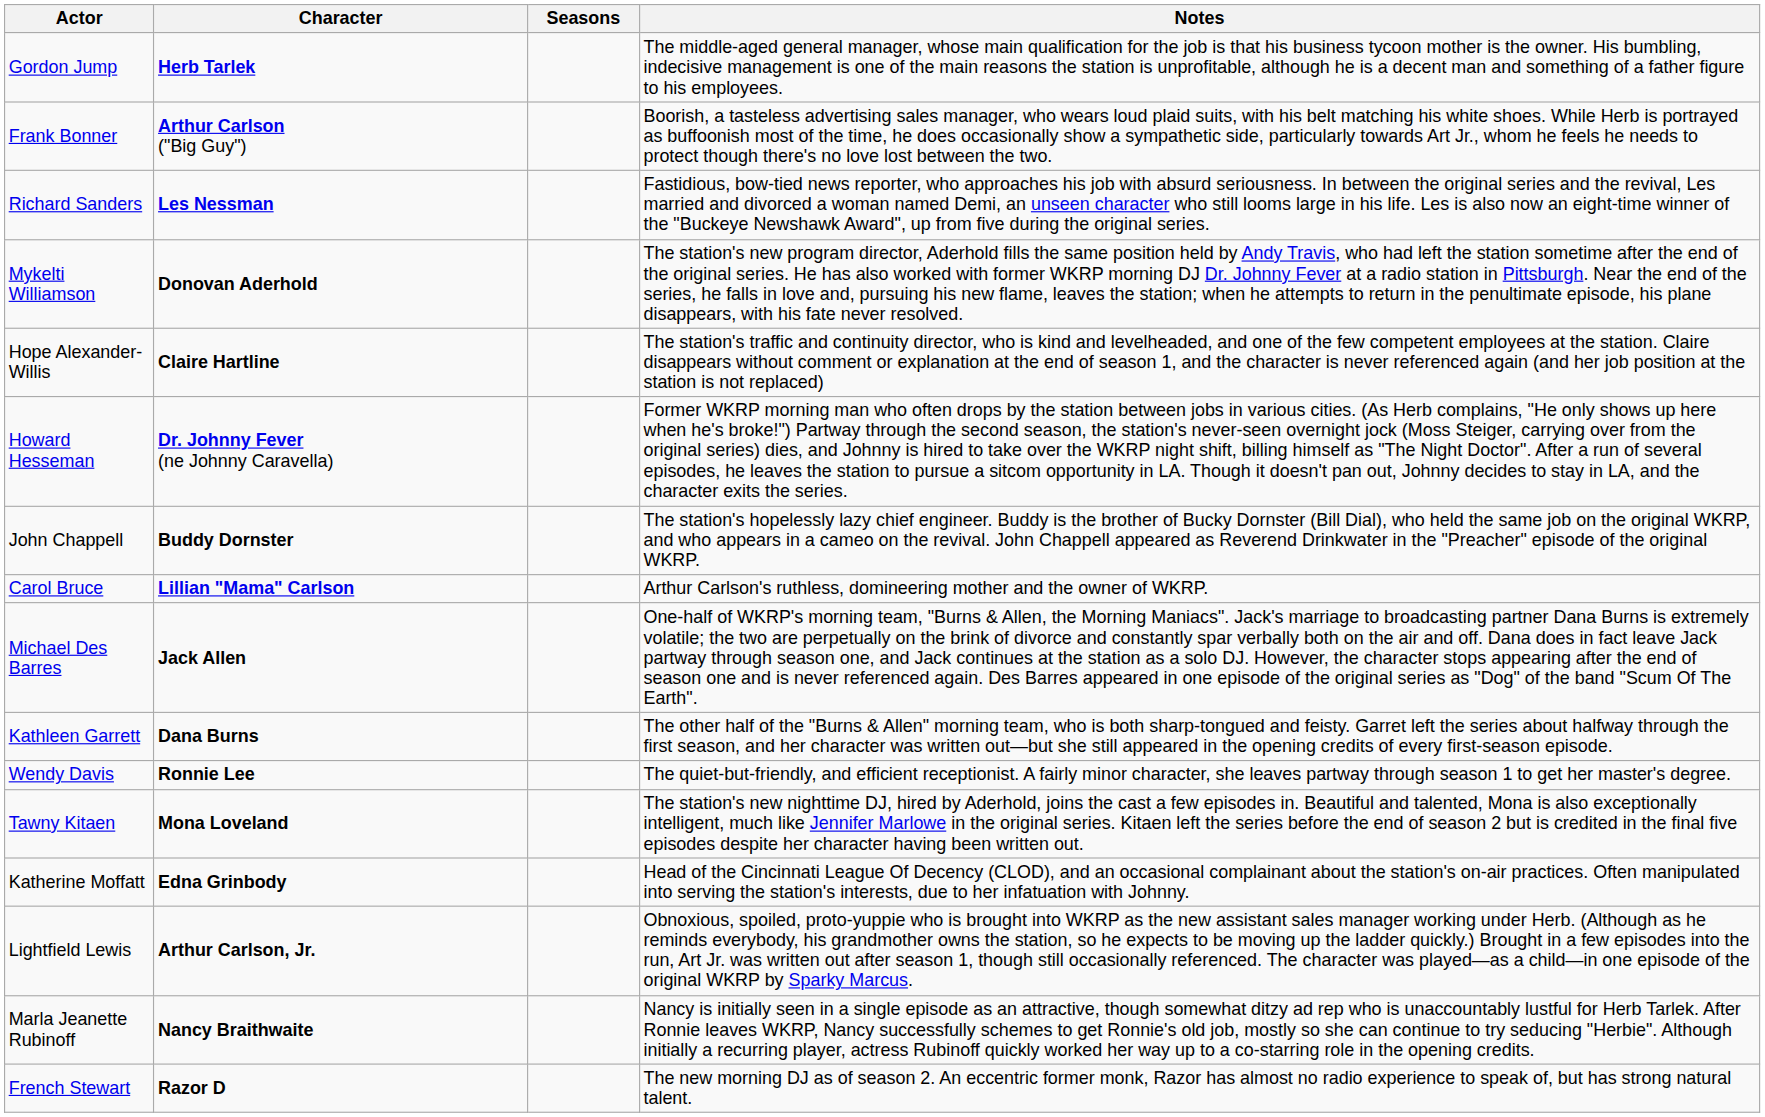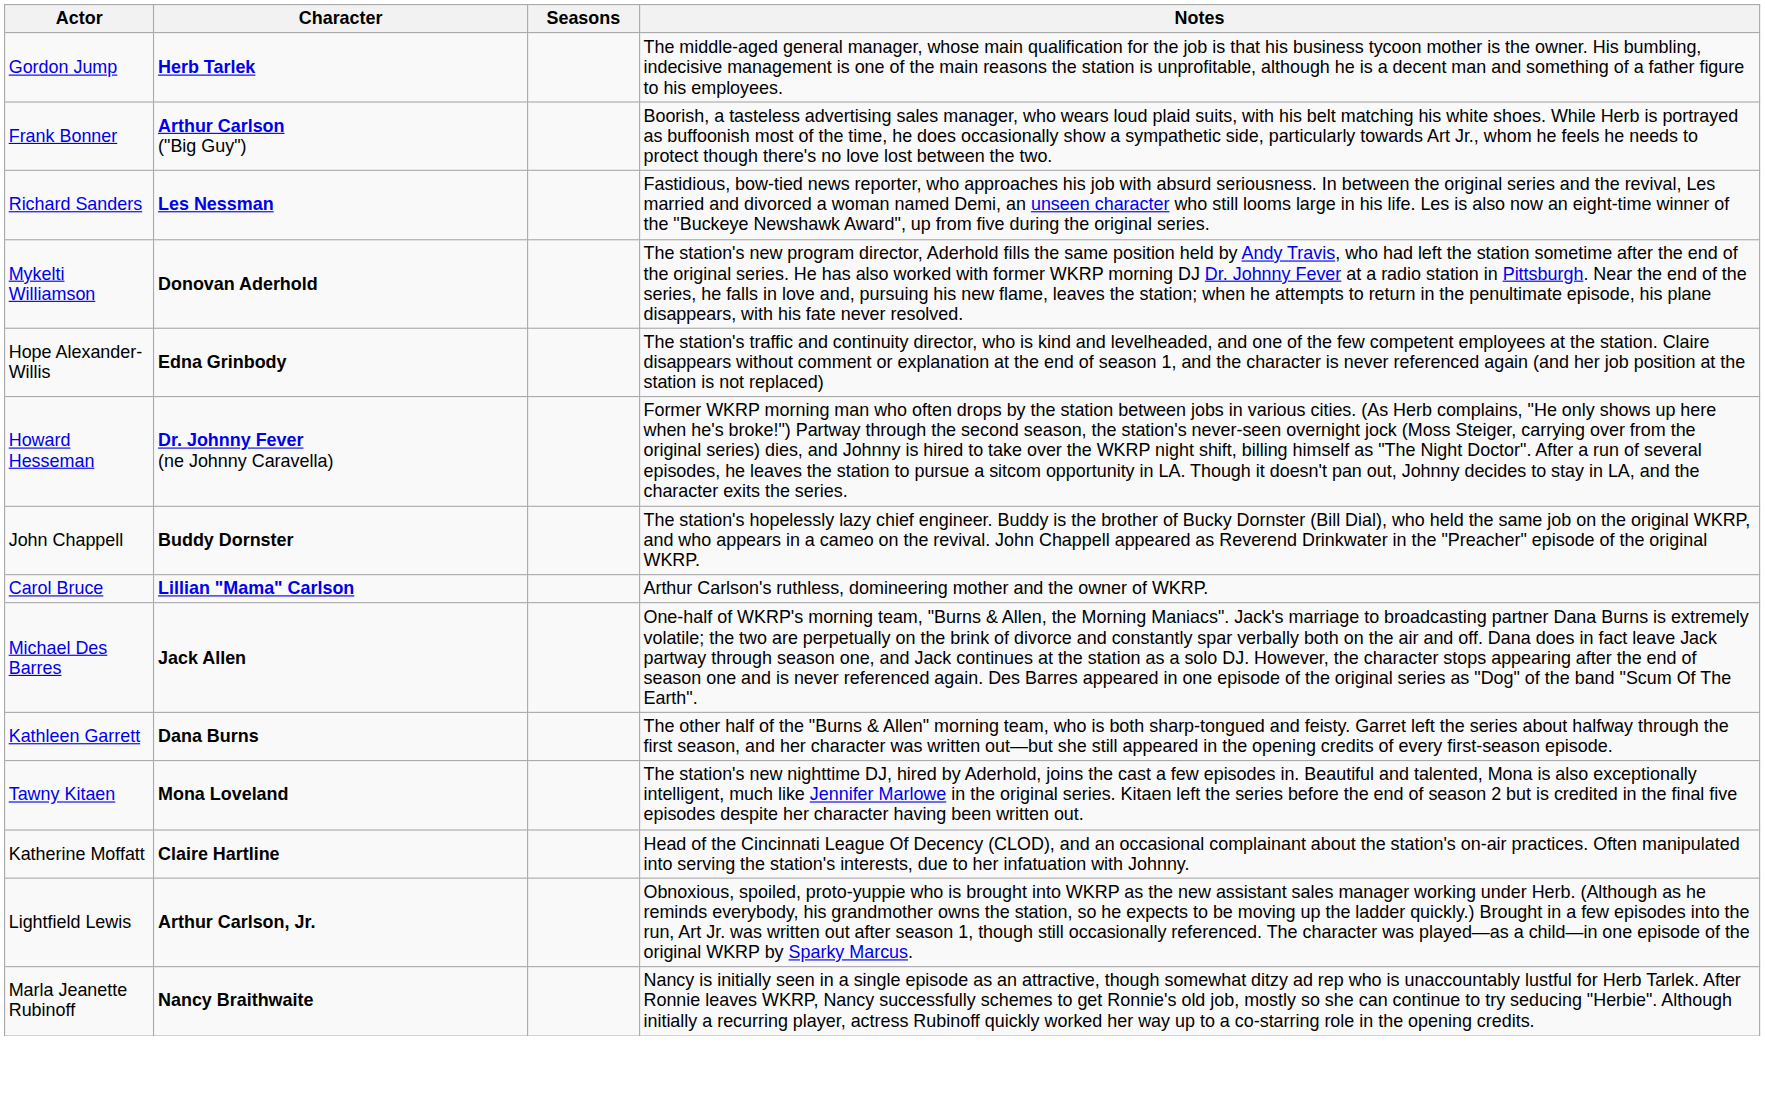(219, 362) Claire Hartline -> (222, 362) Edna Grinbody
- row: (61, 774)
(222, 882) Edna Grinbody -> (219, 853) Claire Hartline
- row: (69, 1088)
